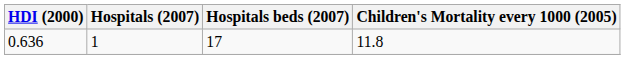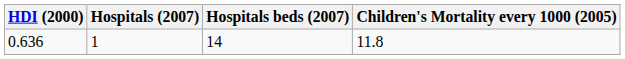(214, 41) 17 -> (214, 41) 14
